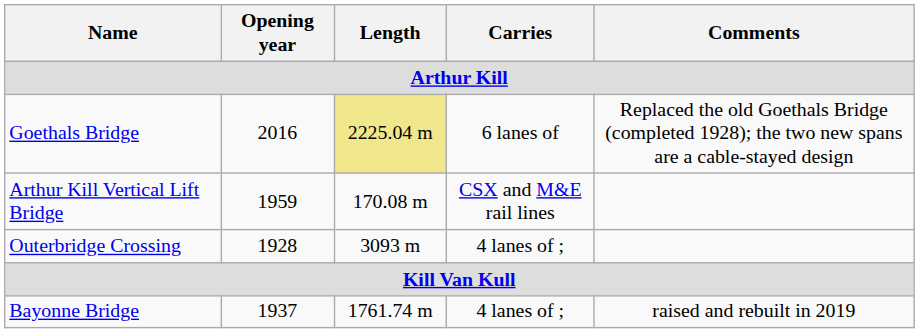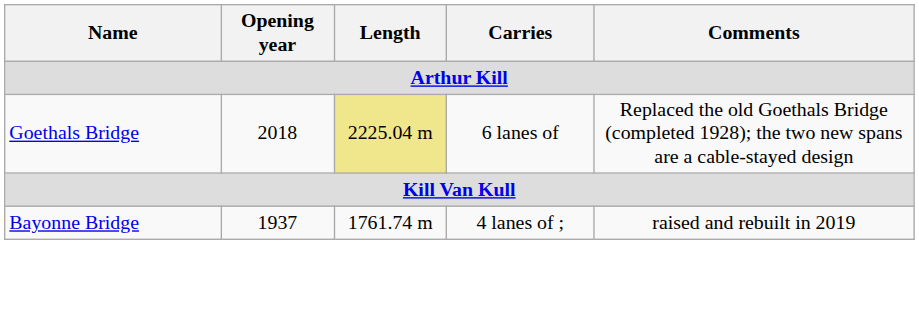(277, 133) 2016 -> (277, 133) 2018
- row: (104, 201)
- row: (95, 246)
